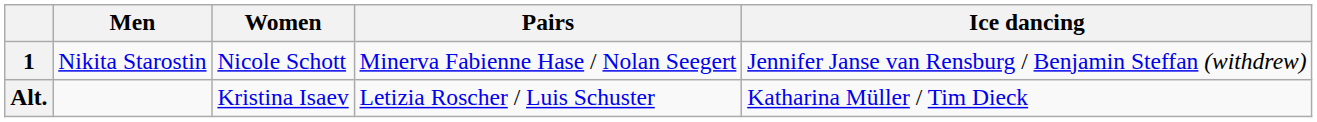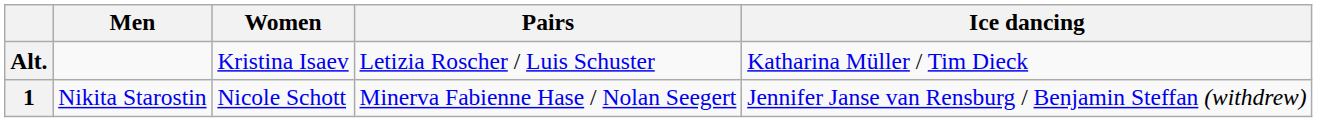rows swapped: (29, 60) <-> (29, 97)
